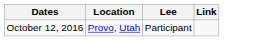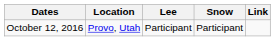+ column: (220, 12)
